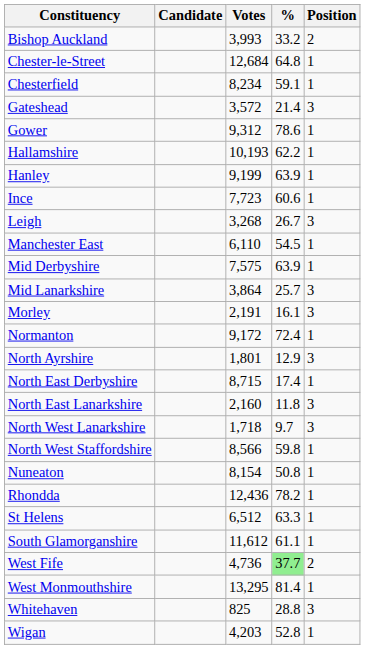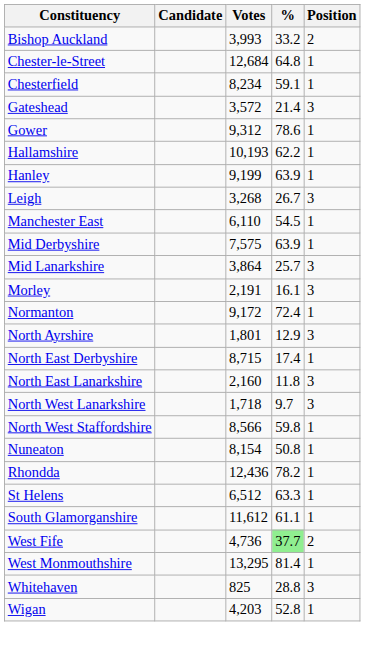- row: (20, 198)
